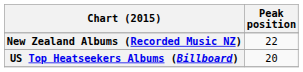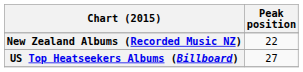(271, 58) 20 -> (271, 58) 27
